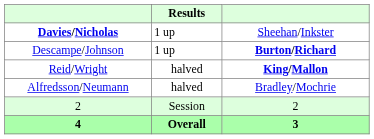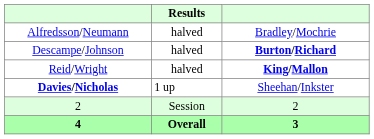rows swapped: (78, 32) <-> (78, 87)
(165, 50) 1 up -> (187, 50) halved
